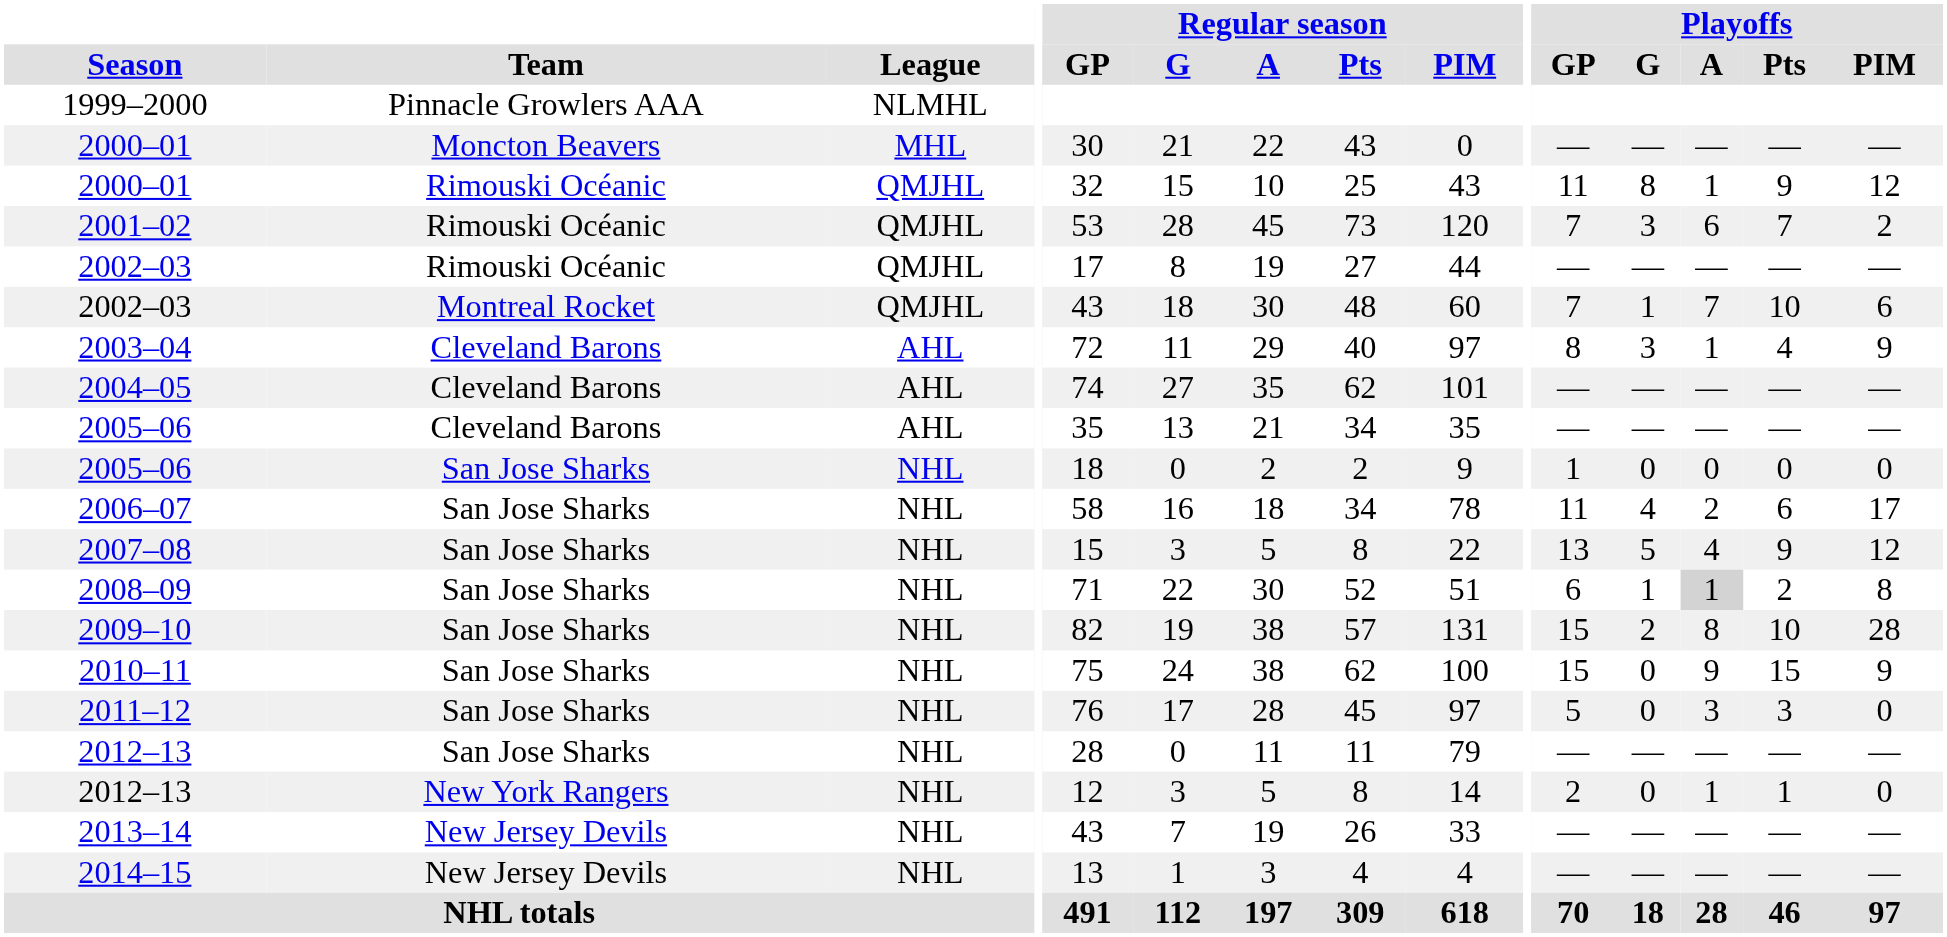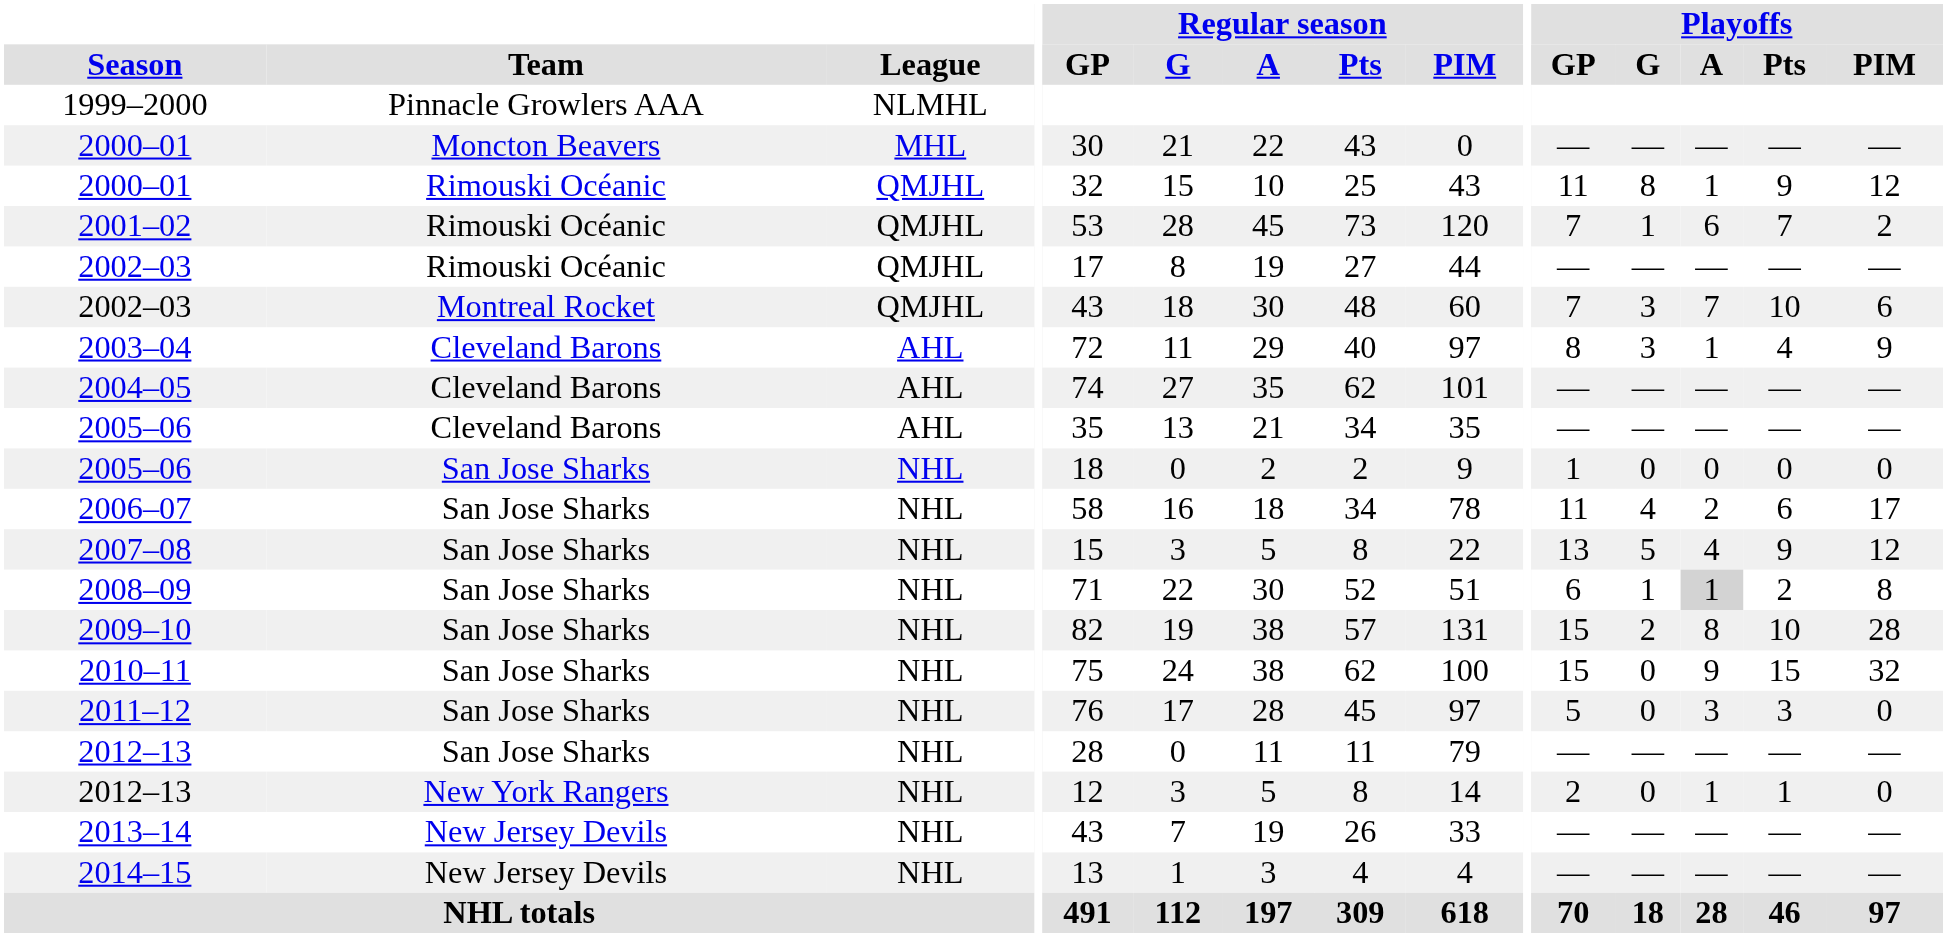(1648, 225) 3 -> (1648, 225) 1
(1648, 306) 1 -> (1648, 306) 3
(1885, 670) 9 -> (1885, 670) 32
